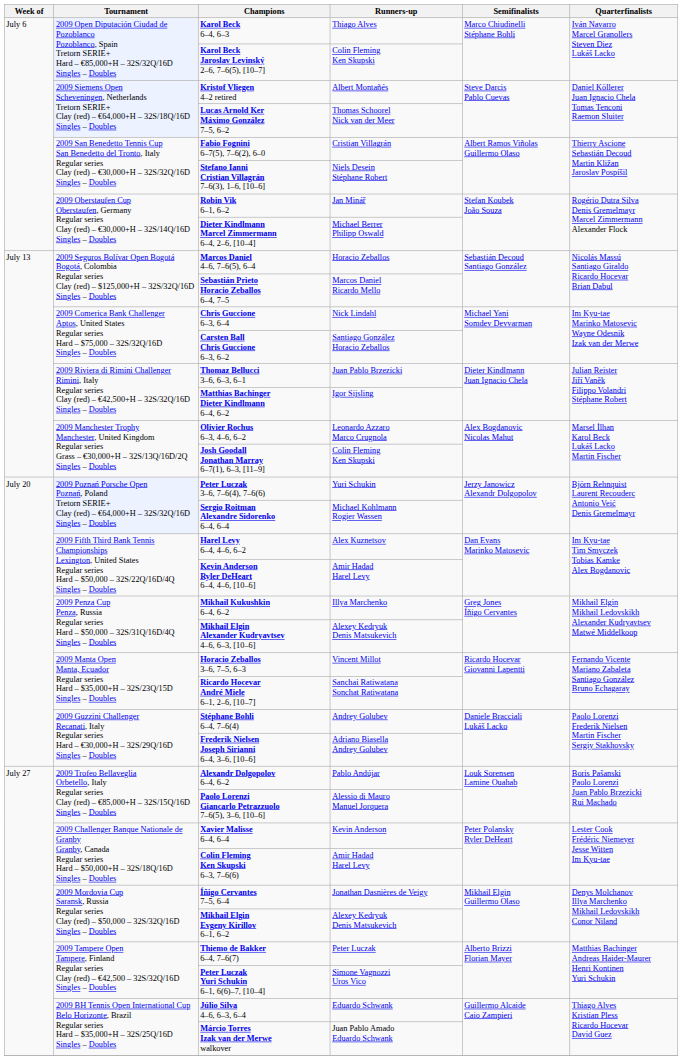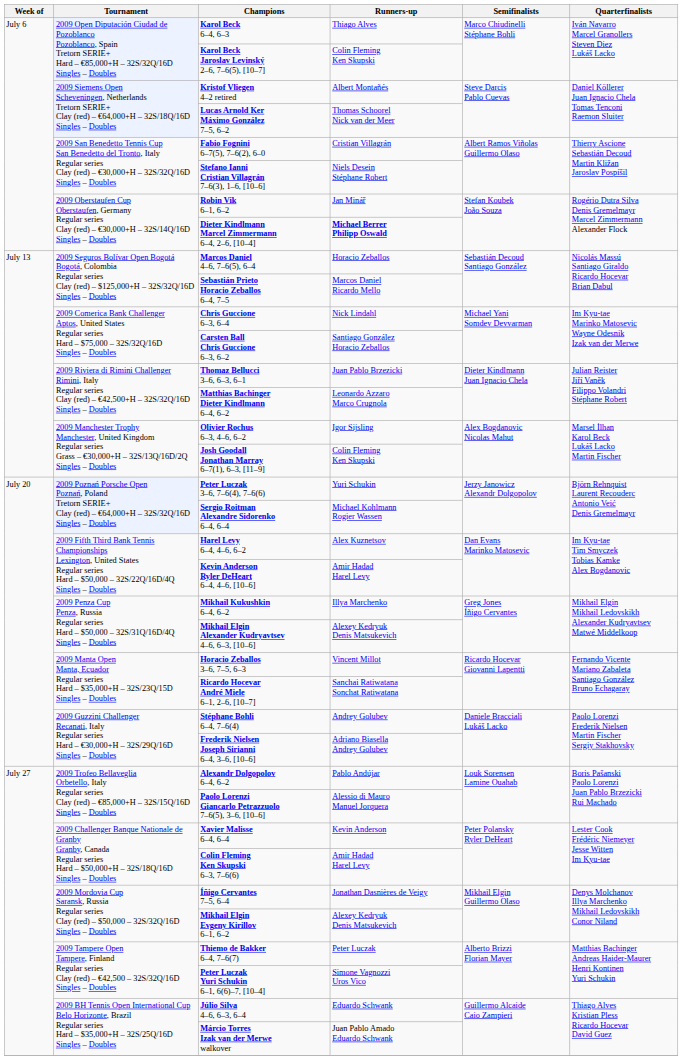(358, 228) normal -> (360, 228) bold
(353, 393) Igor Sijsling -> (361, 398) Leonardo Azzaro Marco Crugnola
(361, 431) Leonardo Azzaro Marco Crugnola -> (353, 427) Igor Sijsling
